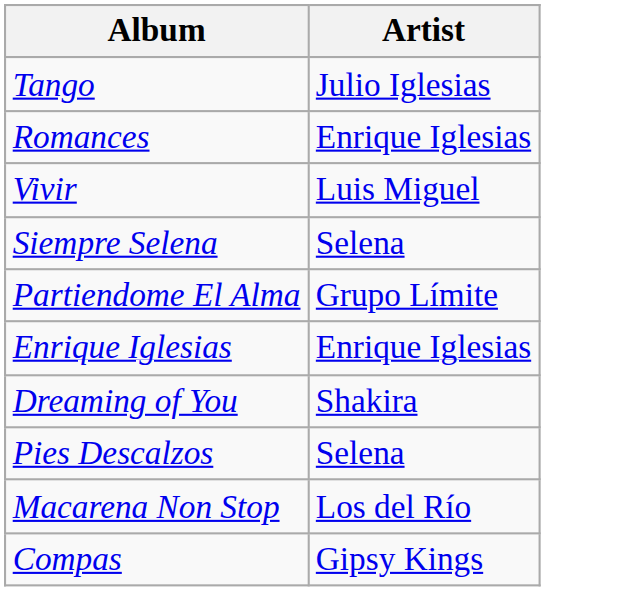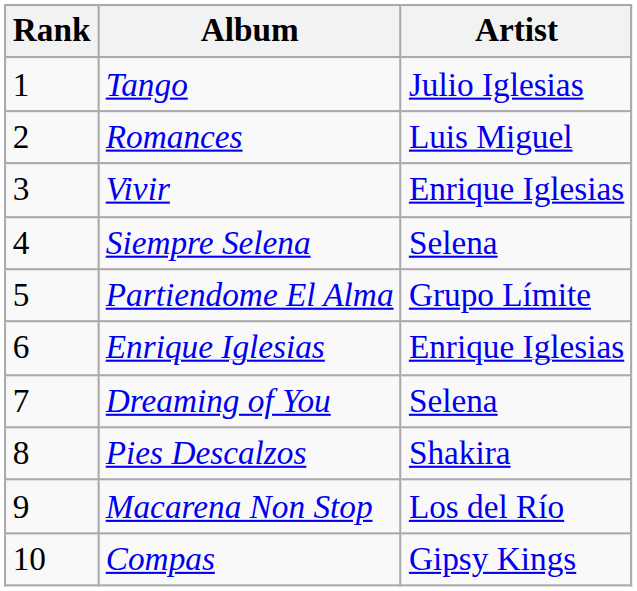+ column: (52, 30)
(424, 136) Enrique Iglesias -> (491, 136) Luis Miguel
(398, 189) Luis Miguel -> (517, 189) Enrique Iglesias
(367, 400) Shakira -> (453, 400) Selena
(360, 453) Selena -> (460, 453) Shakira
